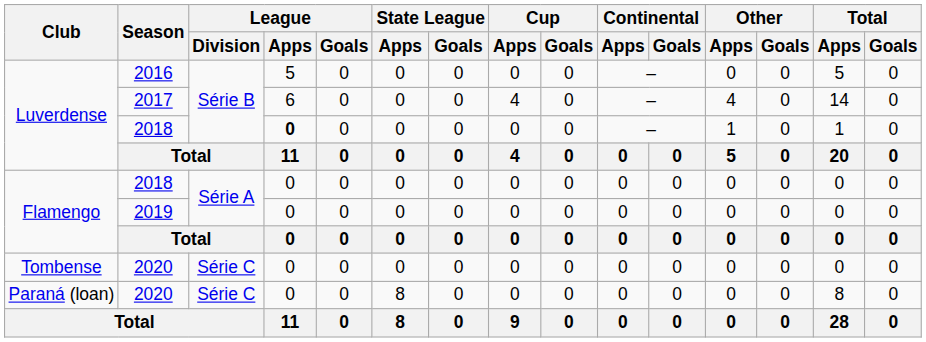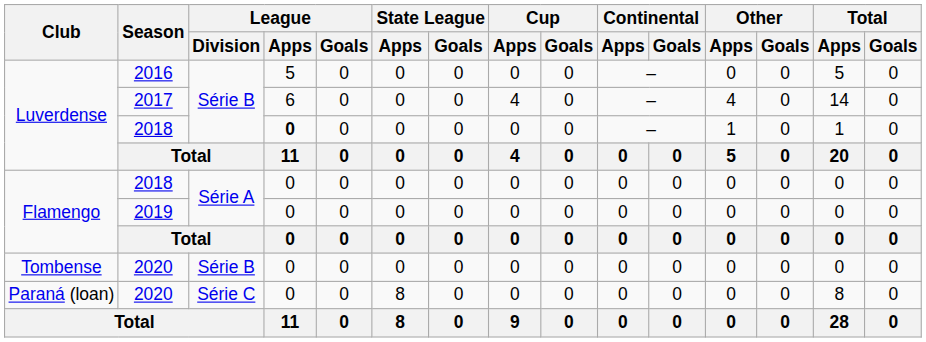(226, 267) Série C -> (226, 267) Série B
